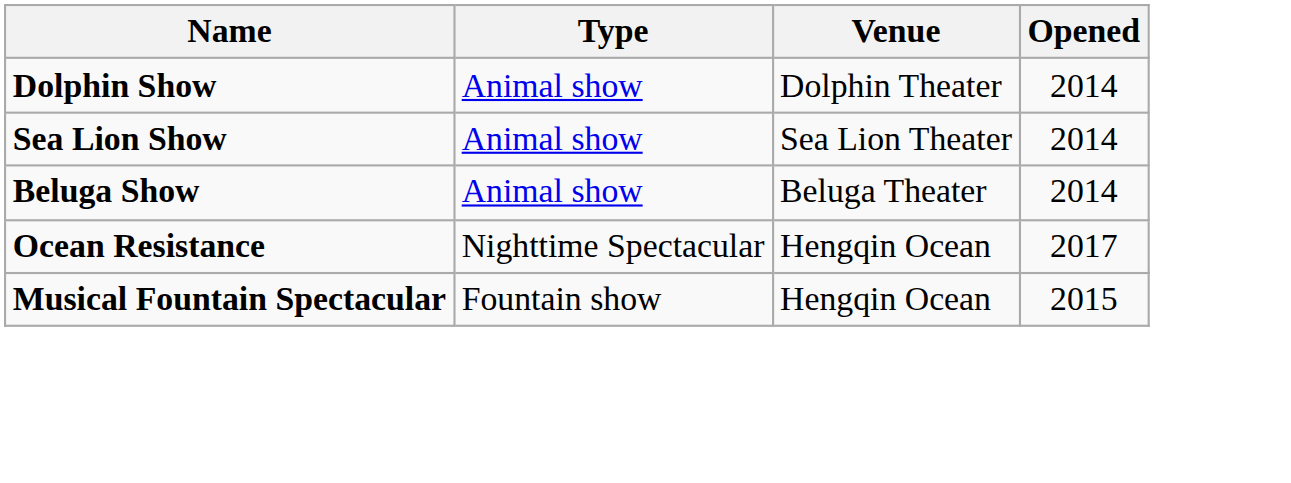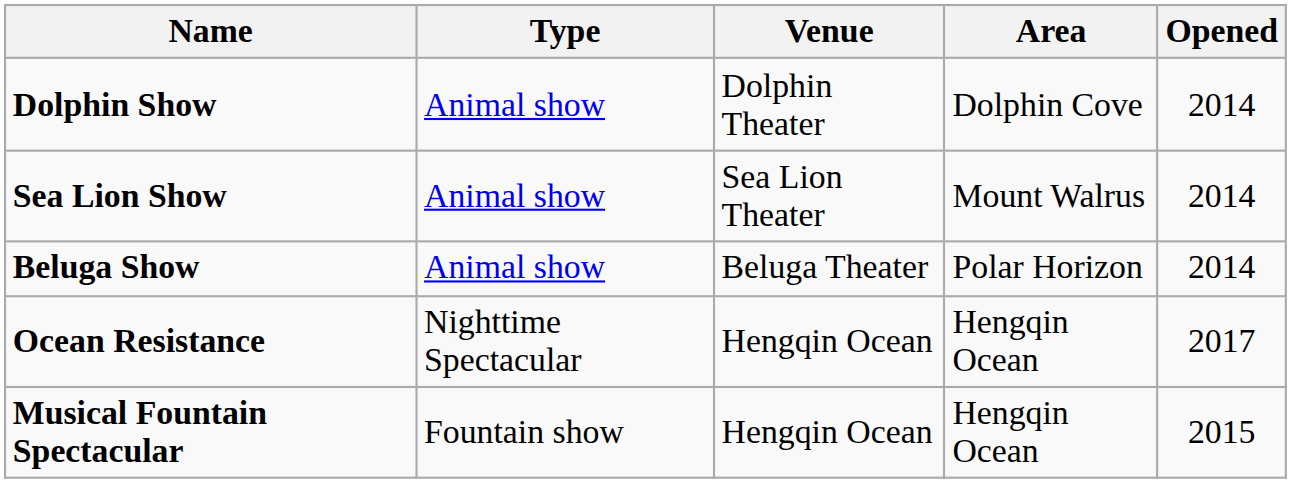+ column: (1051, 31)
